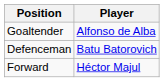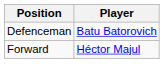- row: (35, 31)
